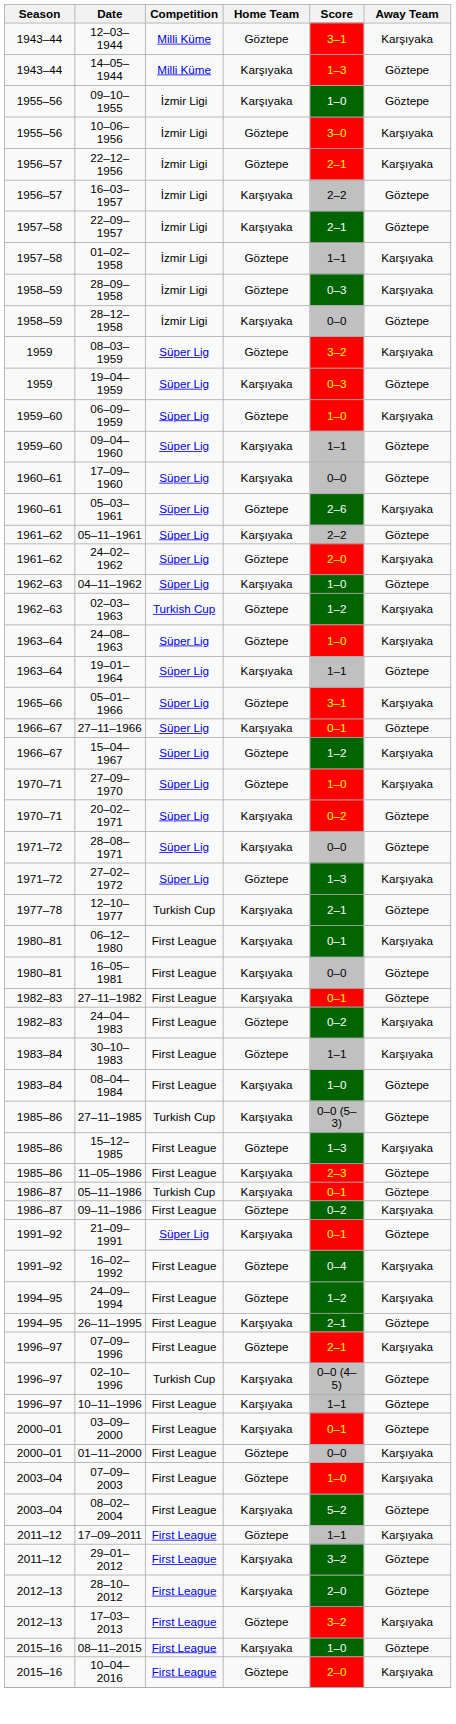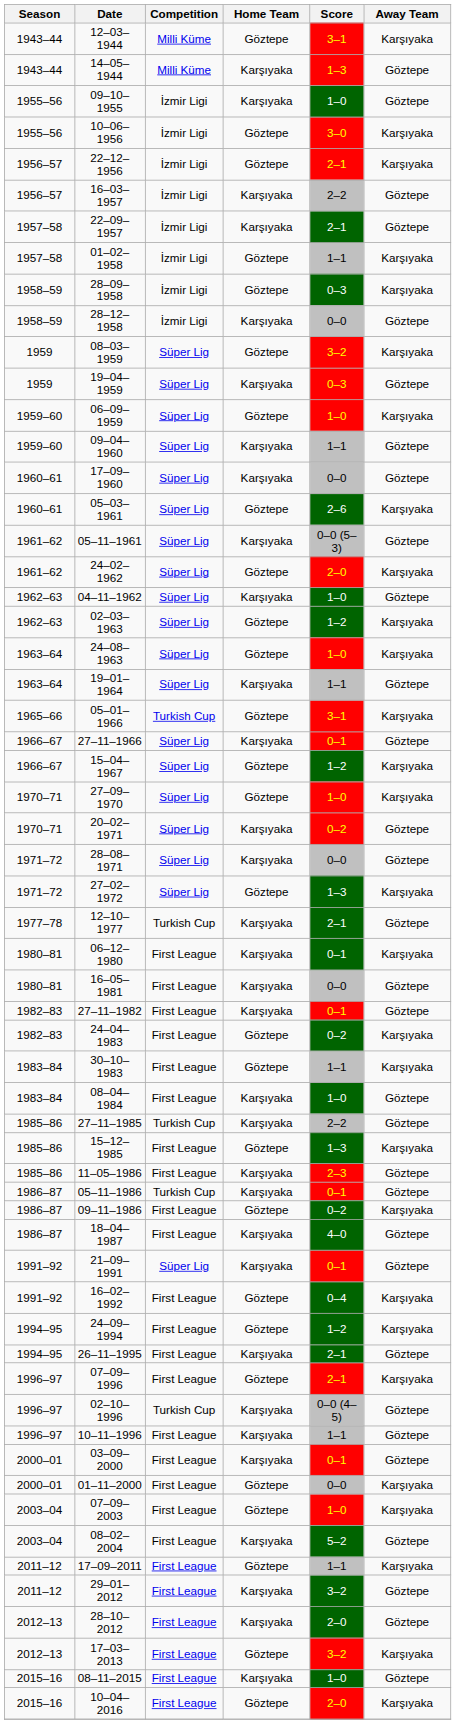(337, 535) 2–2 -> (337, 541) 0–0 (5–3)
(184, 609) Turkish Cup -> (184, 622) Süper Lig
(184, 704) Süper Lig -> (184, 716) Turkish Cup
(337, 1117) 0–0 (5–3) -> (337, 1124) 2–2
+ row: (110, 1235)
